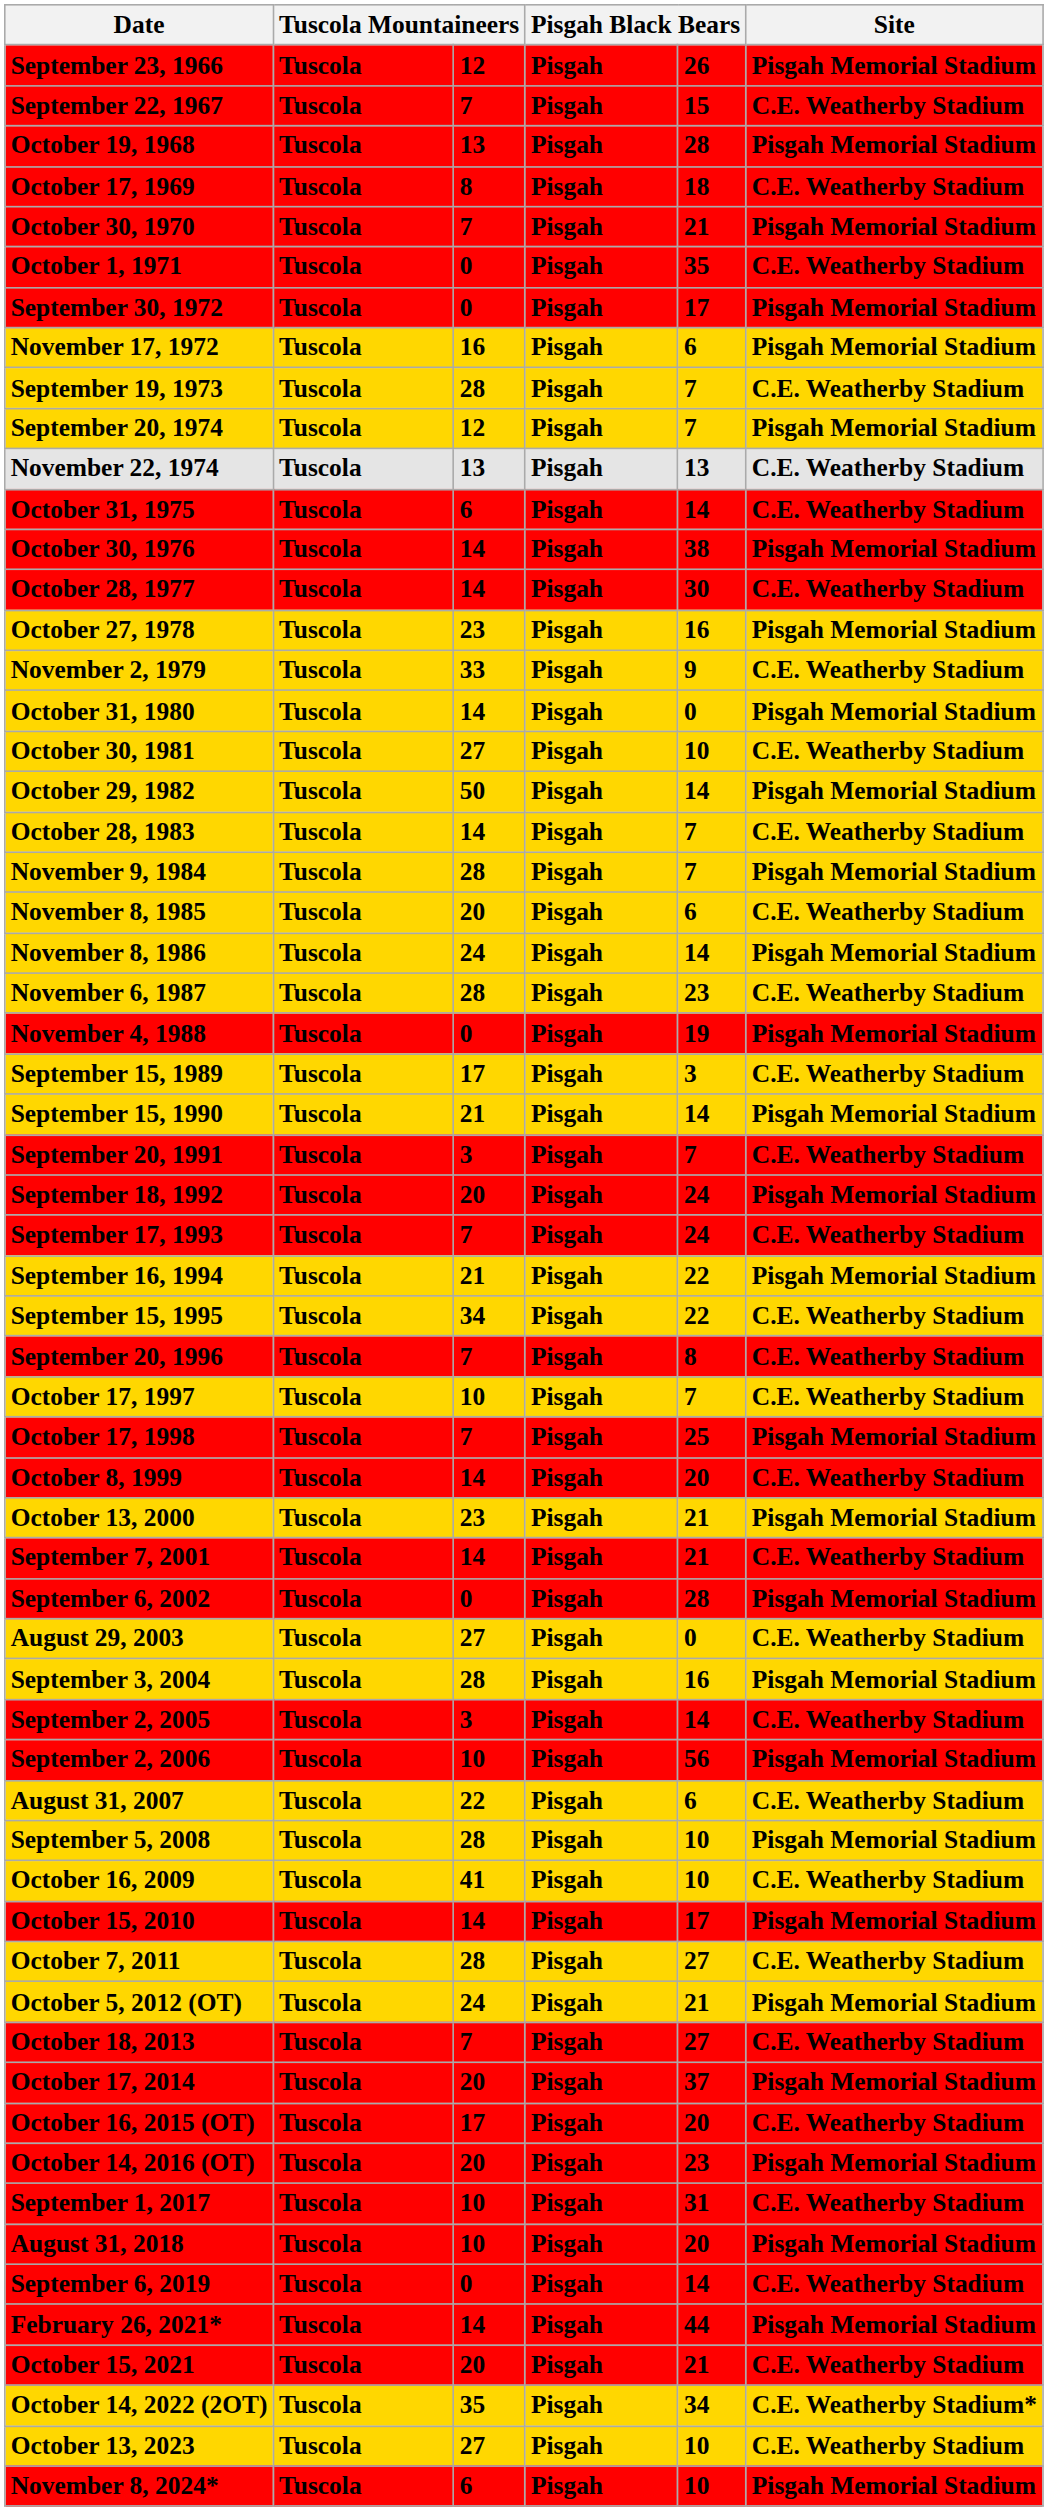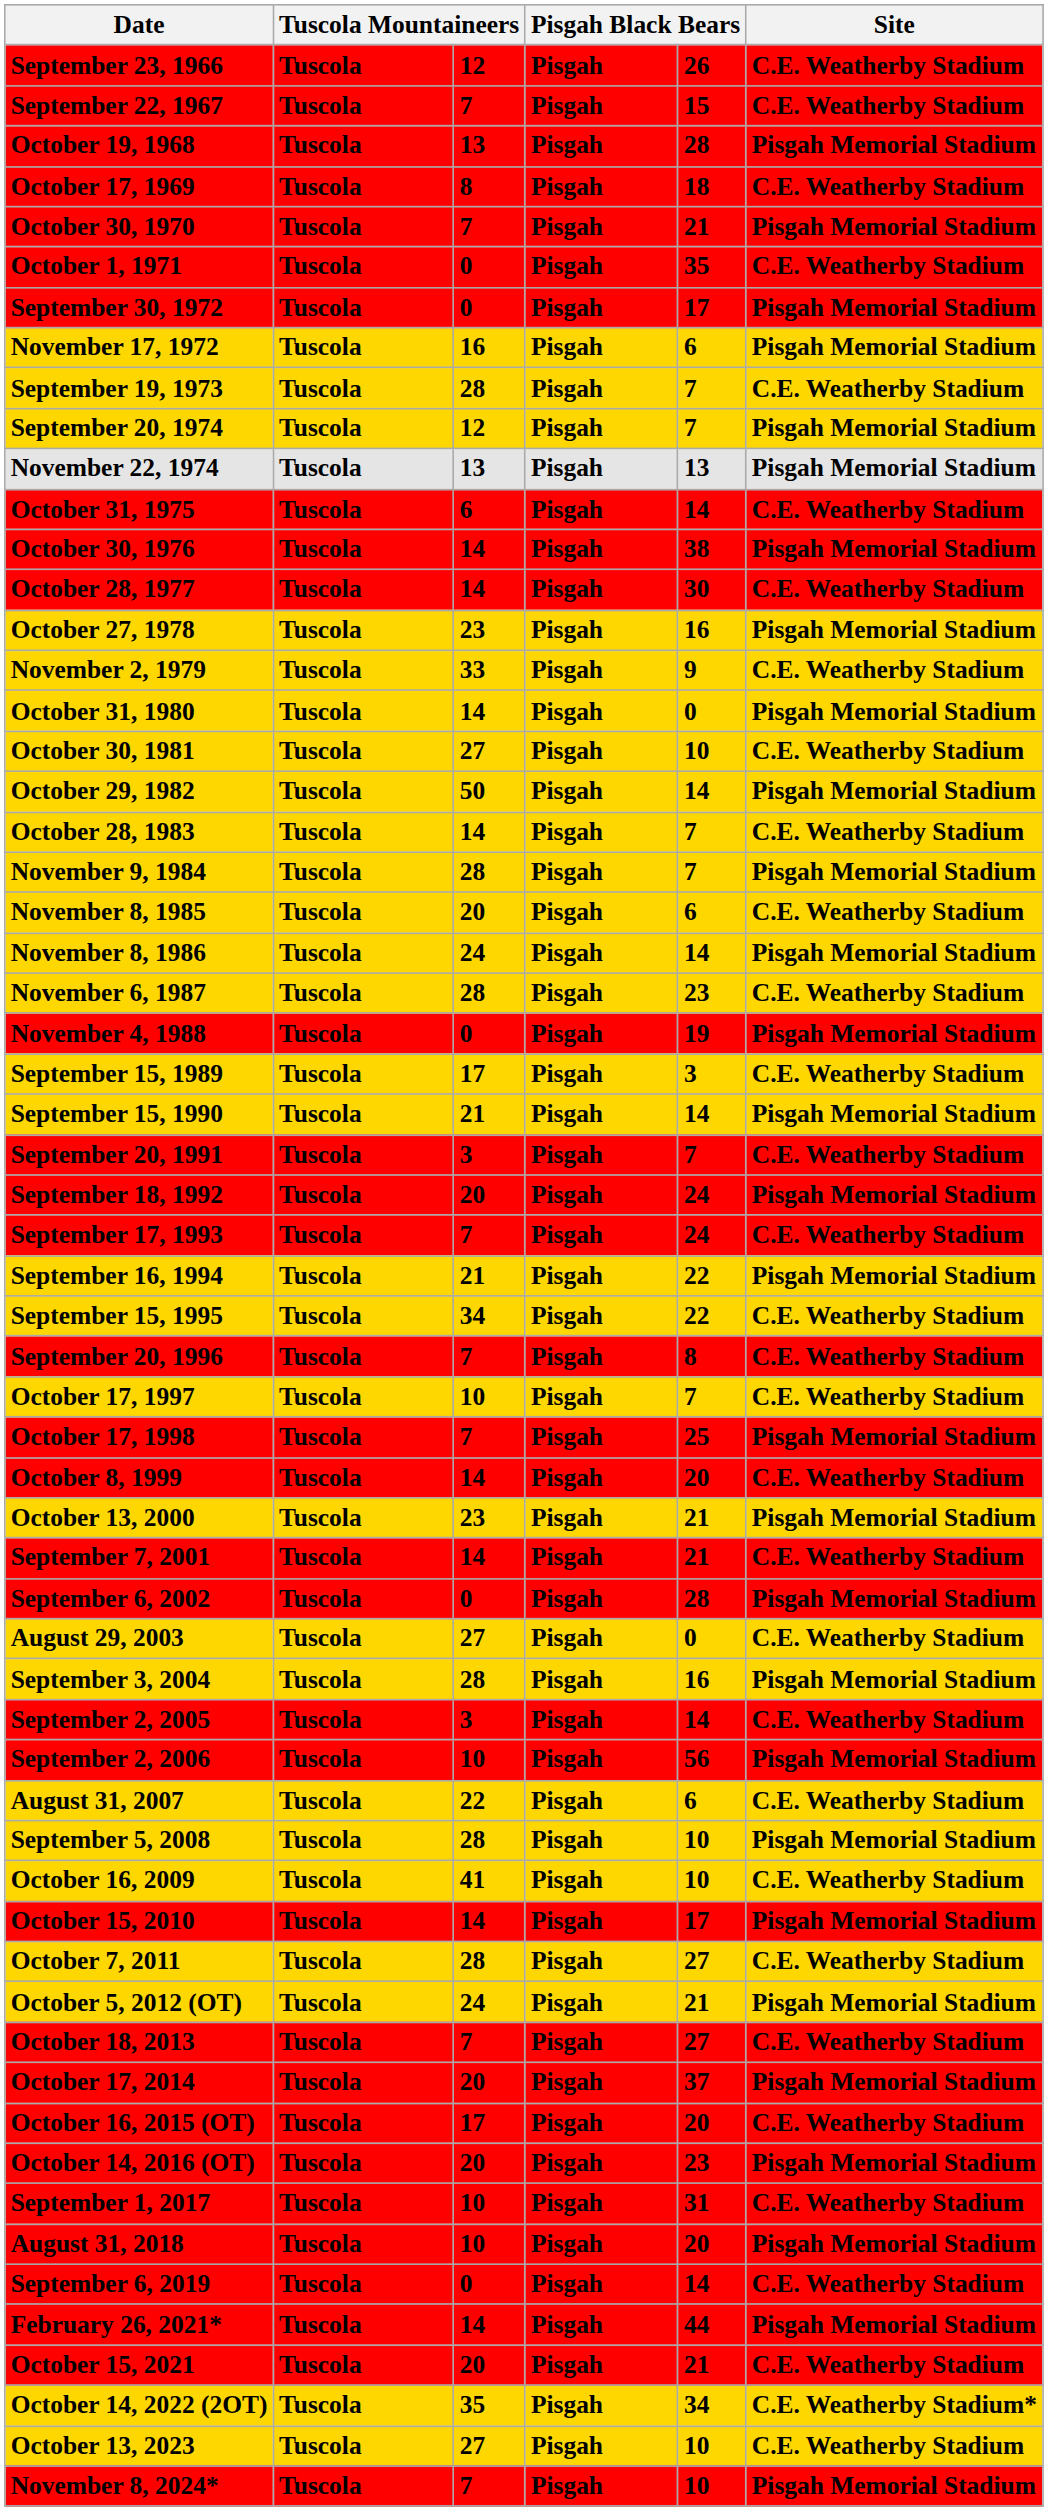(894, 65) Pisgah Memorial Stadium -> (888, 65) C.E. Weatherby Stadium
(888, 468) C.E. Weatherby Stadium -> (894, 468) Pisgah Memorial Stadium
(466, 2485) 6 -> (466, 2485) 7
